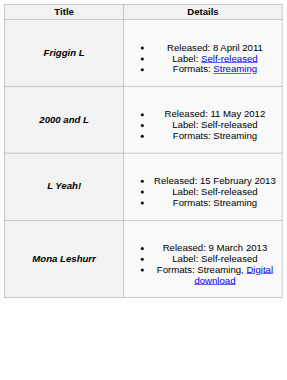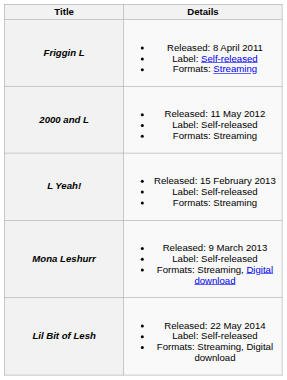+ row: (64, 336)
